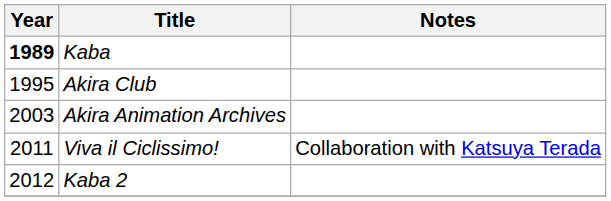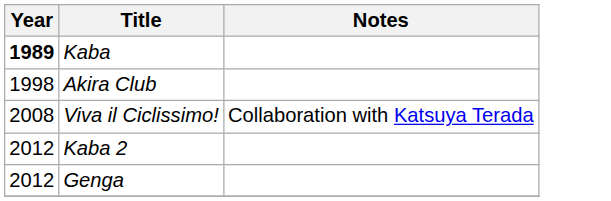(32, 84) 1995 -> (32, 84) 1998
- row: (175, 116)
(32, 148) 2011 -> (32, 116) 2008
+ row: (94, 180)
